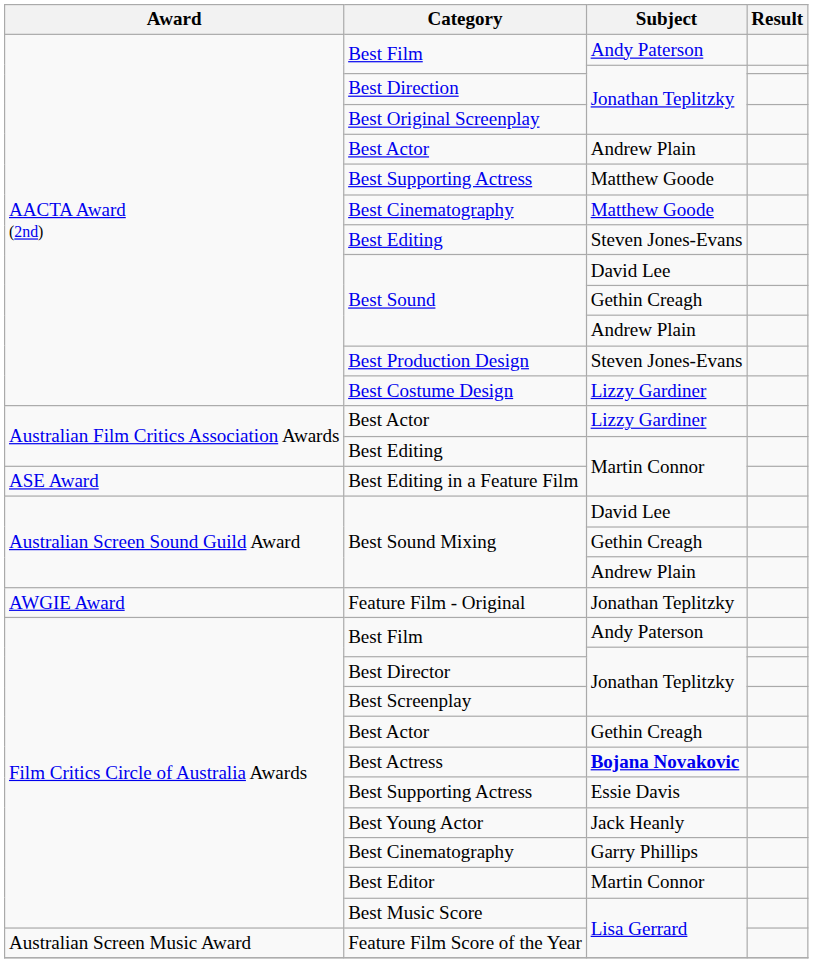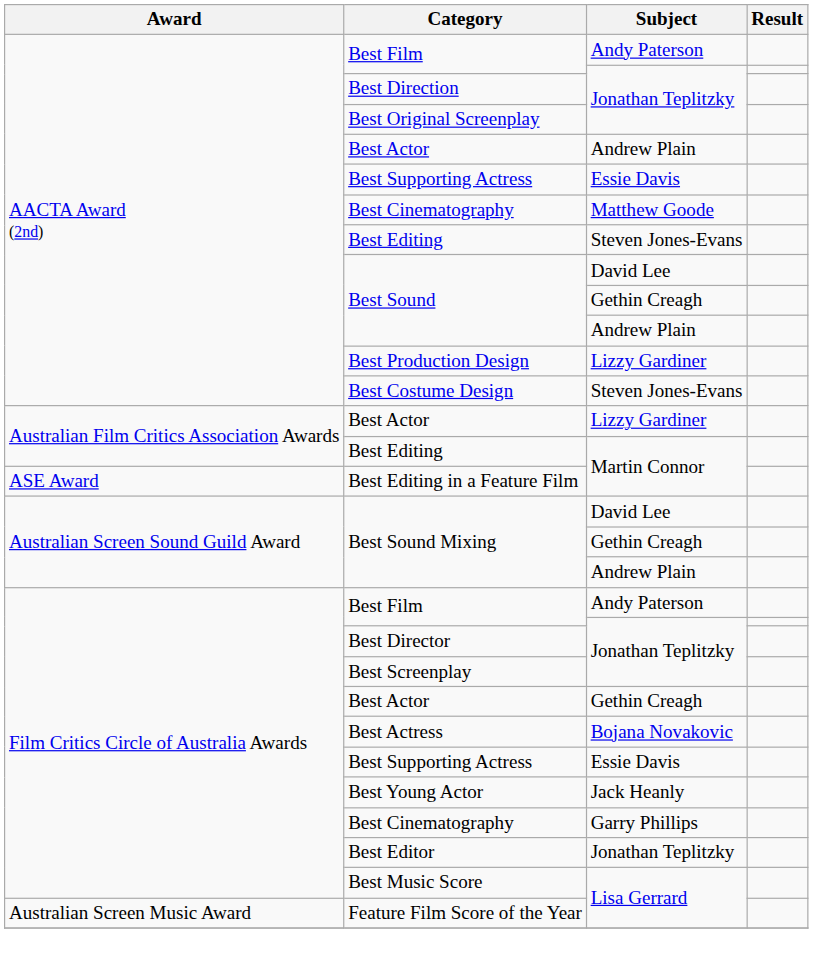(652, 179) Matthew Goode -> (635, 179) Essie Davis
(667, 360) Steven Jones-Evans -> (649, 360) Lizzy Gardiner
(649, 390) Lizzy Gardiner -> (667, 390) Steven Jones-Evans
- row: (67, 602)
(665, 761) bold -> (662, 731) normal
(648, 882) Martin Connor -> (663, 852) Jonathan Teplitzky
